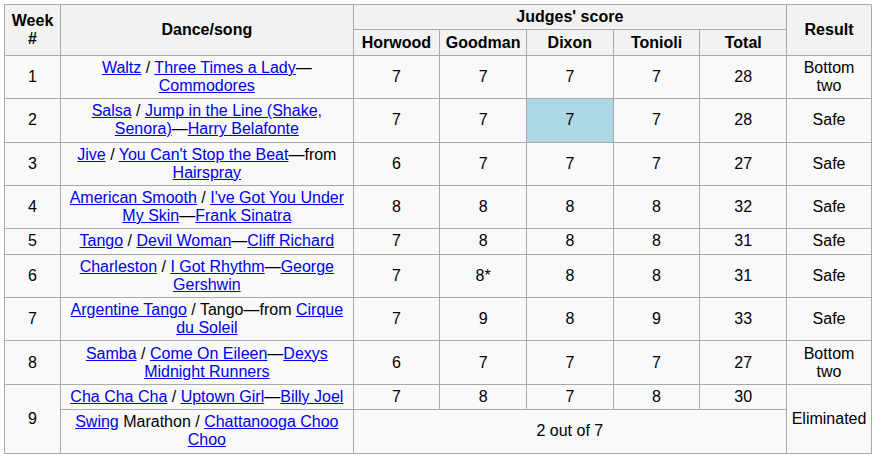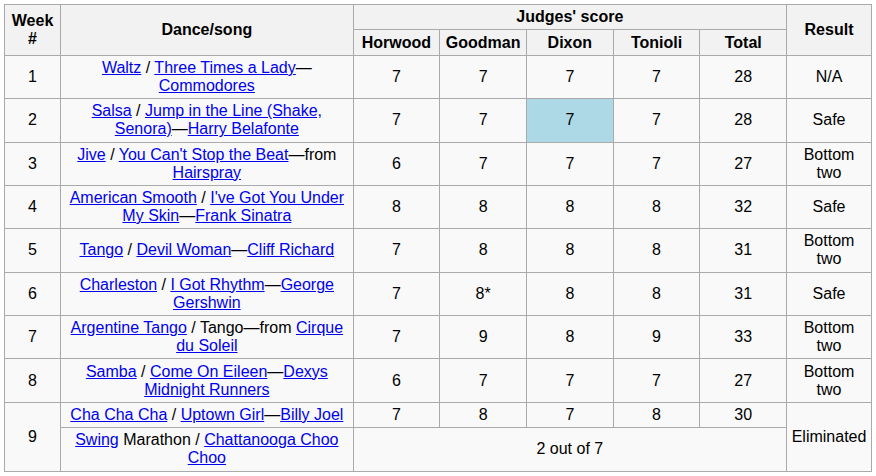(829, 76) Bottom two -> (829, 76) N/A
(829, 163) Safe -> (829, 163) Bottom two
(829, 241) Safe -> (829, 250) Bottom two
(829, 319) Safe -> (829, 337) Bottom two
